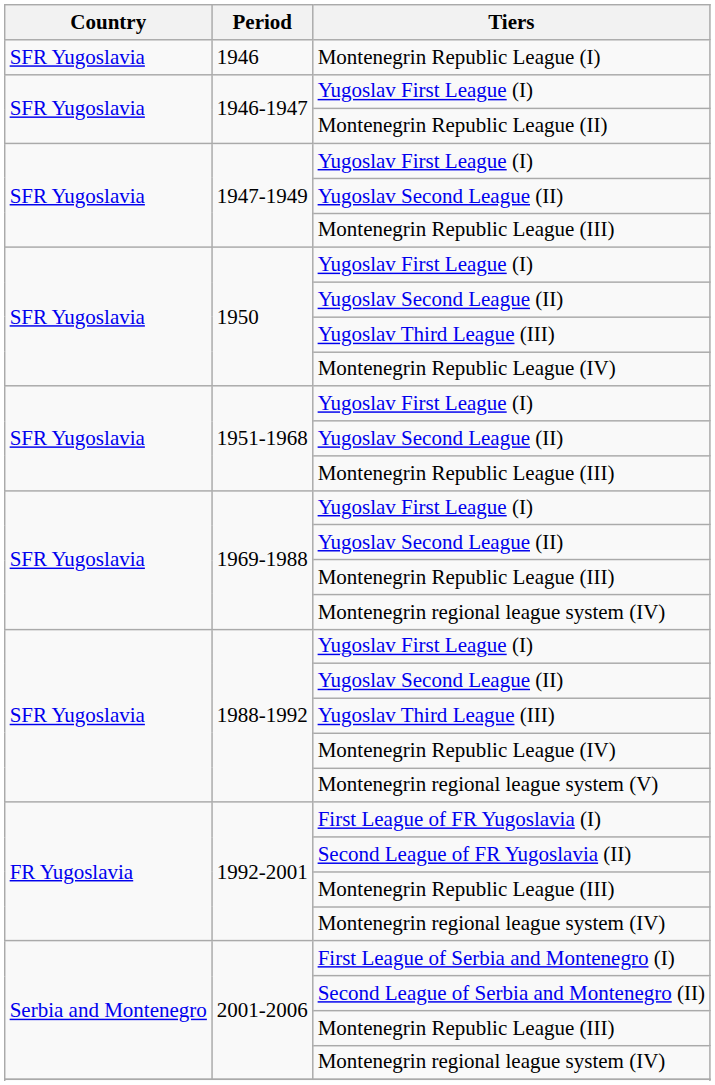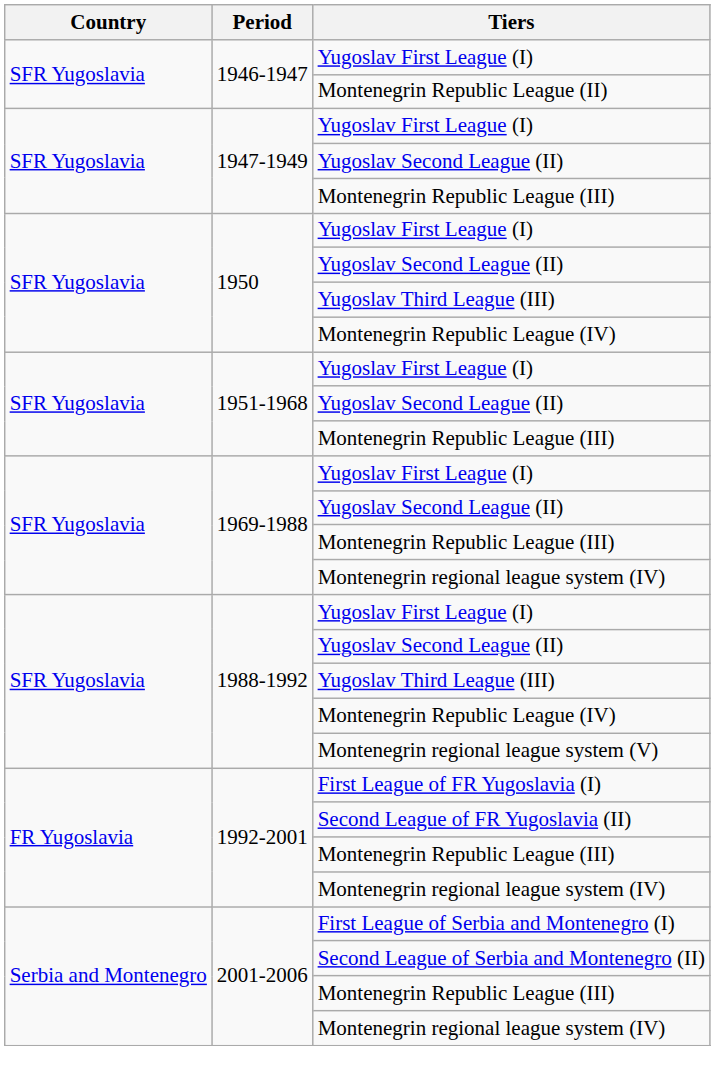- row: (238, 56)
